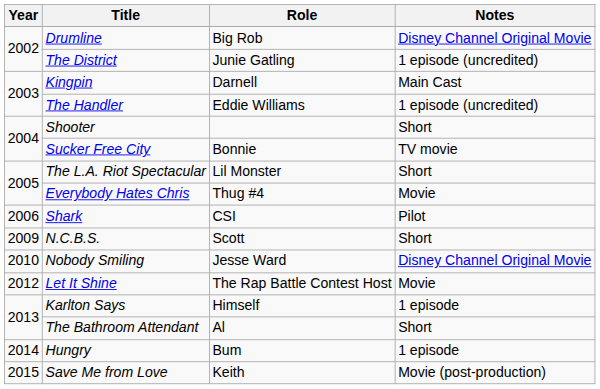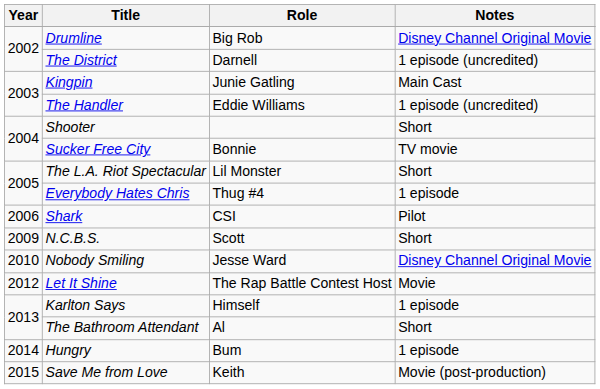(254, 60) Junie Gatling -> (235, 60) Darnell
(235, 82) Darnell -> (254, 82) Junie Gatling
(417, 194) Movie -> (429, 194) 1 episode
